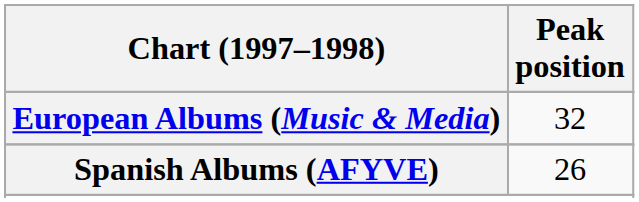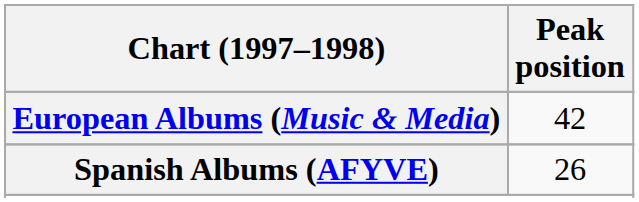(570, 117) 32 -> (570, 117) 42
